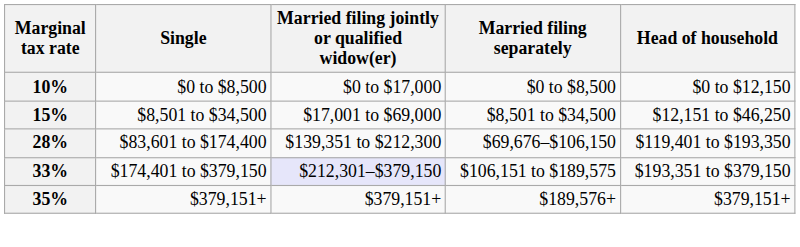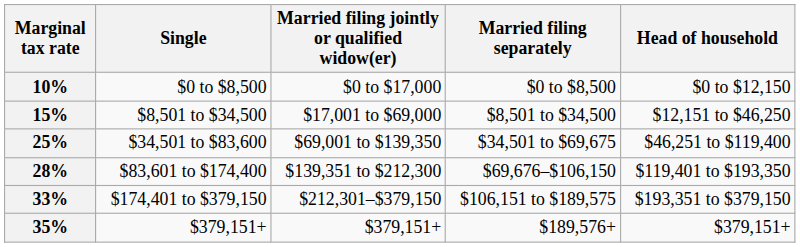+ row: (50, 143)
(370, 171) lavender background -> (370, 199) no background
